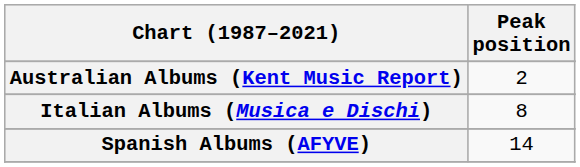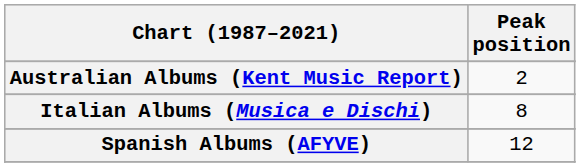(522, 145) 14 -> (522, 145) 12
